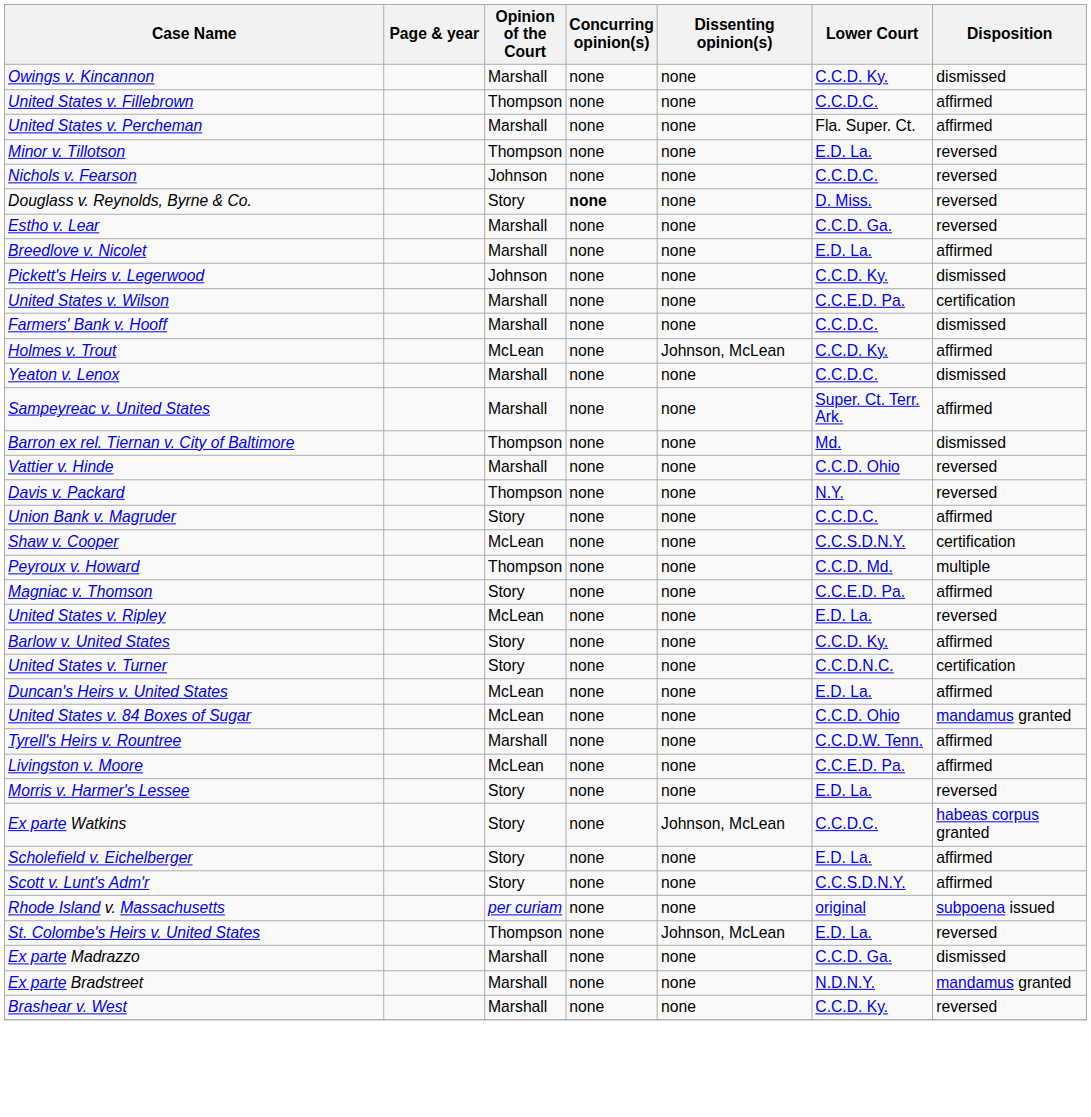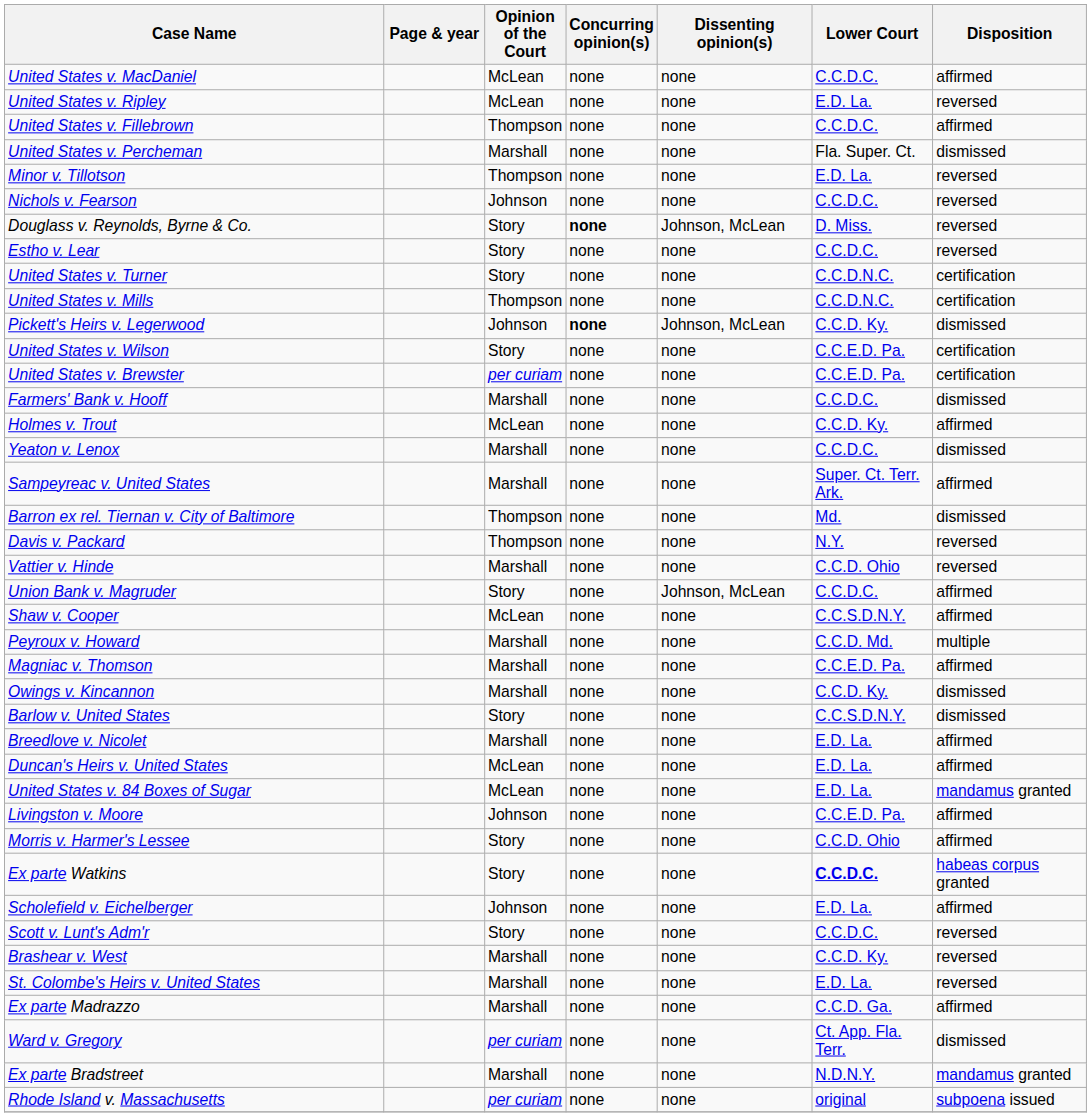+ row: (102, 77)
rows swapped: (87, 616) <-> (81, 77)
(964, 126) affirmed -> (971, 151) dismissed
(679, 201) none -> (723, 226) Johnson, McLean
(518, 226) Marshall -> (506, 251) Story
(854, 226) C.C.D. Ga. -> (847, 251) C.C.D.C.
rows swapped: (88, 666) <-> (77, 251)
+ row: (81, 300)
(587, 276) normal -> (588, 325) bold
(679, 276) none -> (723, 325) Johnson, McLean
(518, 300) Marshall -> (506, 350) Story
+ row: (96, 375)
(723, 350) Johnson, McLean -> (679, 425) none
rows swapped: (61, 467) <-> (66, 492)
(679, 517) none -> (723, 592) Johnson, McLean
(976, 542) certification -> (964, 616) affirmed
(525, 567) Thompson -> (518, 641) Marshall
(506, 592) Story -> (518, 666) Marshall
(852, 641) C.C.D. Ky. -> (860, 716) C.C.S.D.N.Y.
(964, 641) affirmed -> (971, 716) dismissed
(858, 716) C.C.D. Ohio -> (844, 791) E.D. La.
- row: (95, 741)
(516, 766) McLean -> (518, 815) Johnson
(844, 791) E.D. La. -> (858, 840) C.C.D. Ohio
(967, 791) reversed -> (964, 840) affirmed
(723, 824) Johnson, McLean -> (679, 874) none
(847, 824) normal -> (847, 874) bold
(506, 858) Story -> (518, 908) Johnson
(860, 883) C.C.S.D.N.Y. -> (847, 932) C.C.D.C.
(964, 883) affirmed -> (967, 932) reversed
rows swapped: (68, 1007) <-> (116, 908)
(525, 932) Thompson -> (518, 982) Marshall
(723, 932) Johnson, McLean -> (679, 982) none
(971, 957) dismissed -> (964, 1007) affirmed
+ row: (65, 1041)
